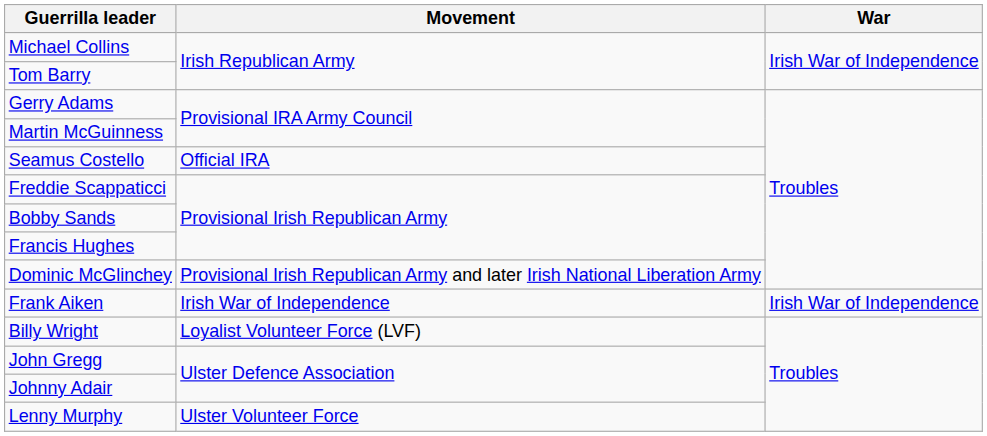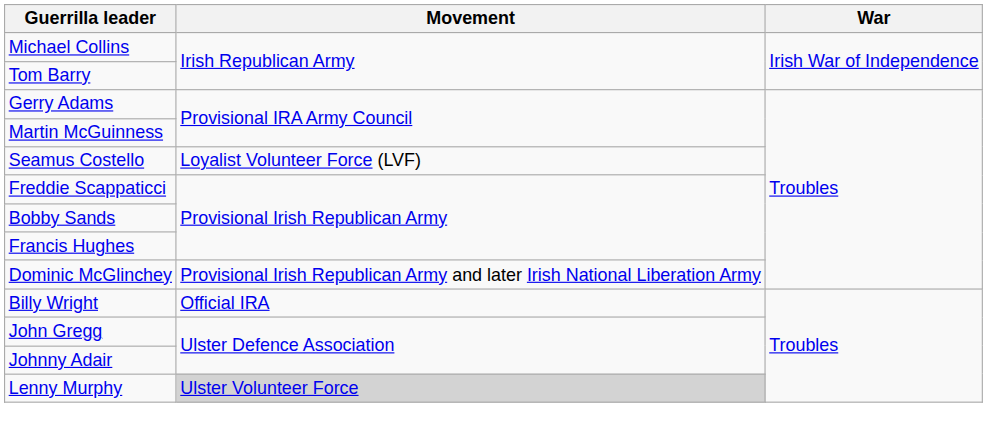(225, 160) Official IRA -> (301, 160) Loyalist Volunteer Force (LVF)
- row: (56, 302)
(301, 331) Loyalist Volunteer Force (LVF) -> (225, 302) Official IRA
(269, 416) no background -> (269, 388) lightgrey background
